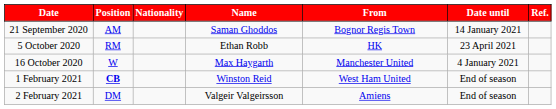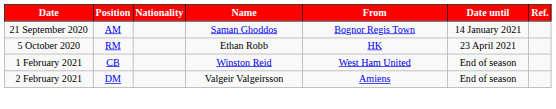- row: (49, 63)
(113, 79) bold -> (113, 63) normal
